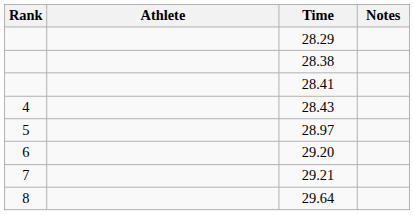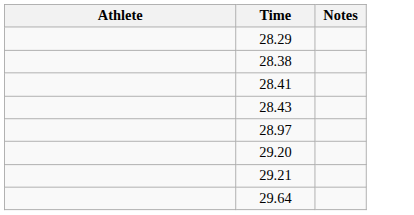- column: (26, 15)
